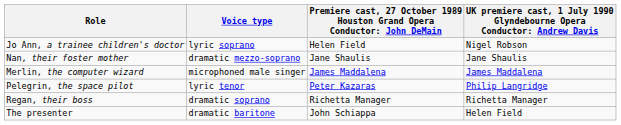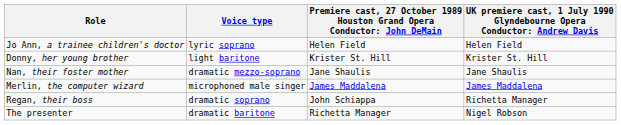(497, 44) Nigel Robson -> (494, 44) Helen Field
+ row: (67, 58)
- row: (70, 86)
(350, 100) Richetta Manager -> (343, 100) John Schiappa
(343, 113) John Schiappa -> (350, 113) Richetta Manager
(494, 113) Helen Field -> (497, 113) Nigel Robson
